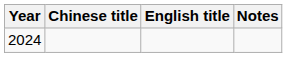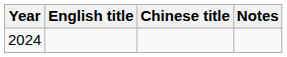columns swapped: (187, 16) <-> (93, 16)
